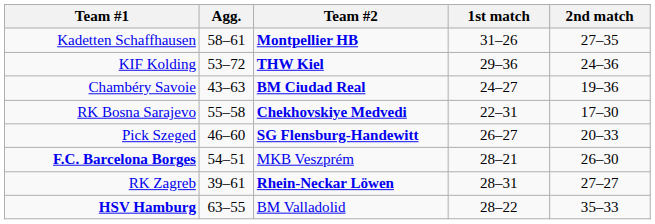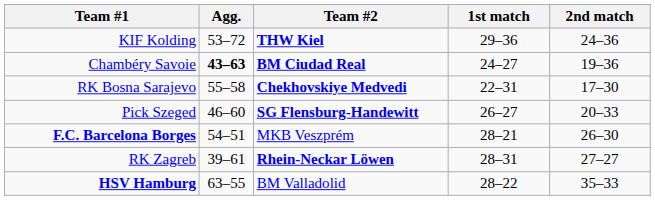- row: (127, 40)
(226, 87) normal -> (226, 64) bold
